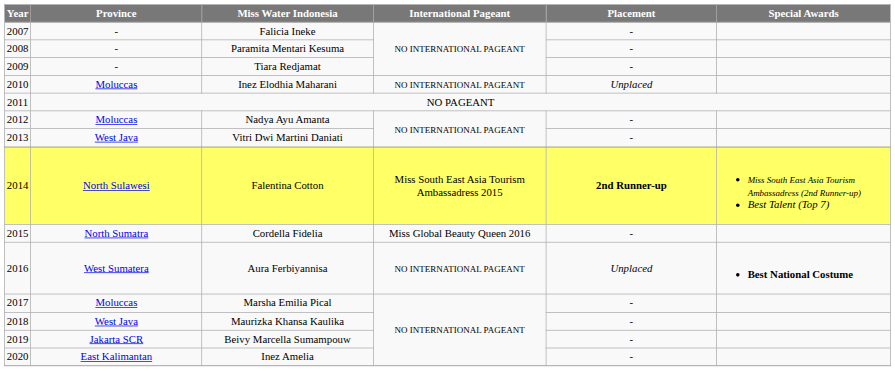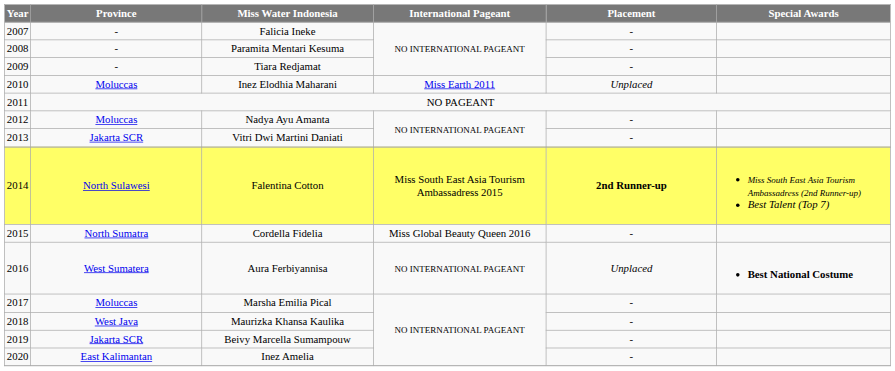(460, 85) NO INTERNATIONAL PAGEANT -> (460, 84) Miss Earth 2011
(116, 138) West Java -> (116, 138) Jakarta SCR
